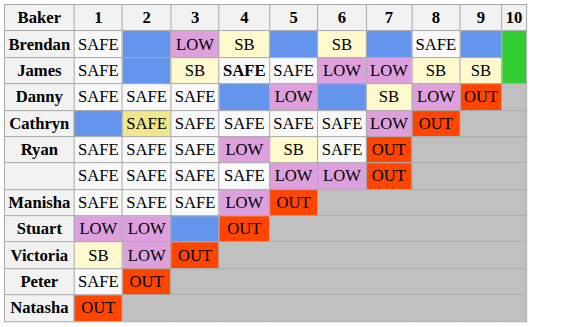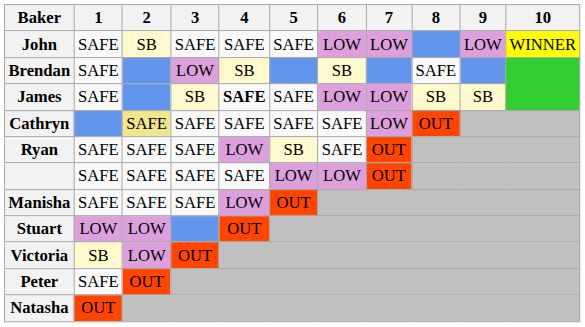+ row: (39, 44)
- row: (39, 96)
